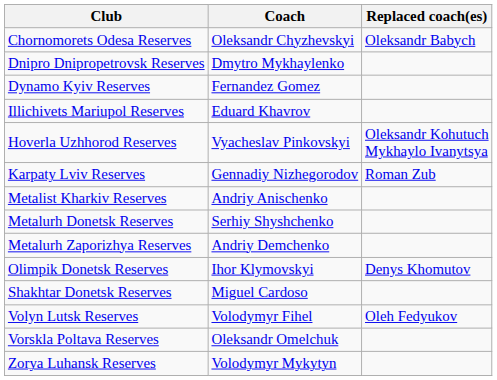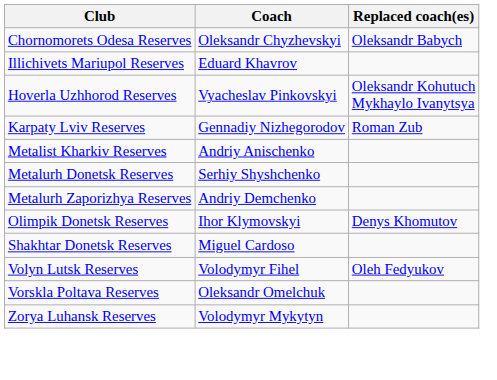- row: (106, 63)
- row: (79, 87)
